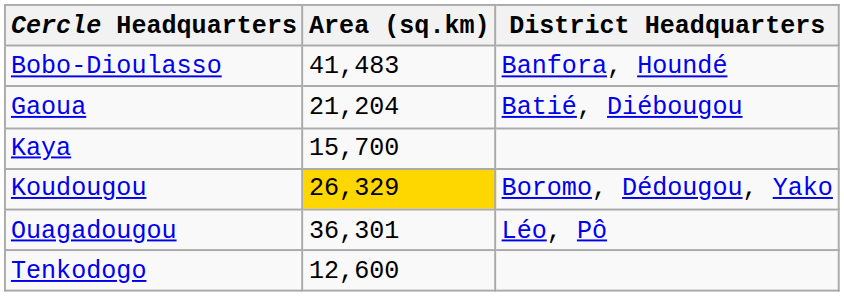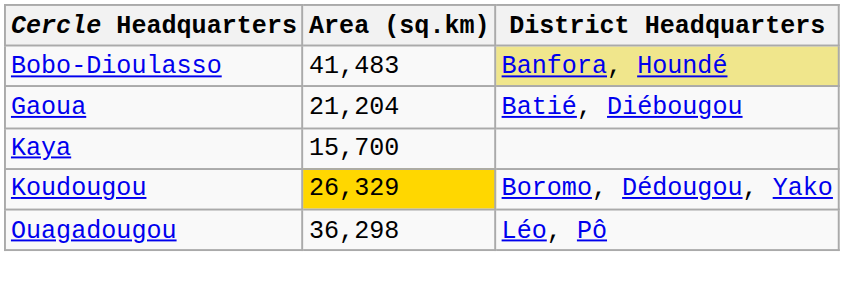(615, 66) no background -> (615, 66) khaki background
(354, 230) 36,301 -> (354, 230) 36,298
- row: (79, 271)
